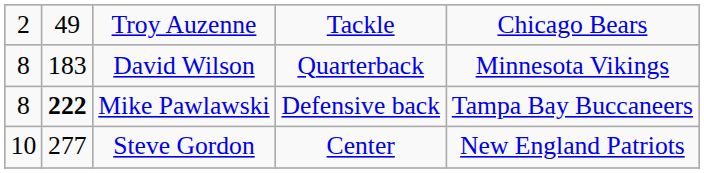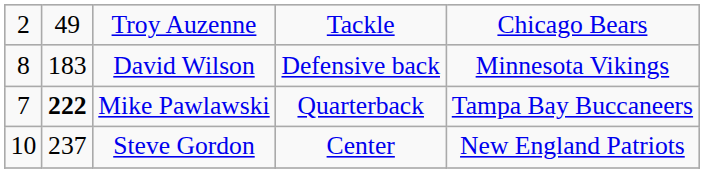(361, 65) Quarterback -> (361, 65) Defensive back
(24, 106) 8 -> (24, 106) 7
(361, 106) Defensive back -> (361, 106) Quarterback
(67, 146) 277 -> (67, 146) 237
